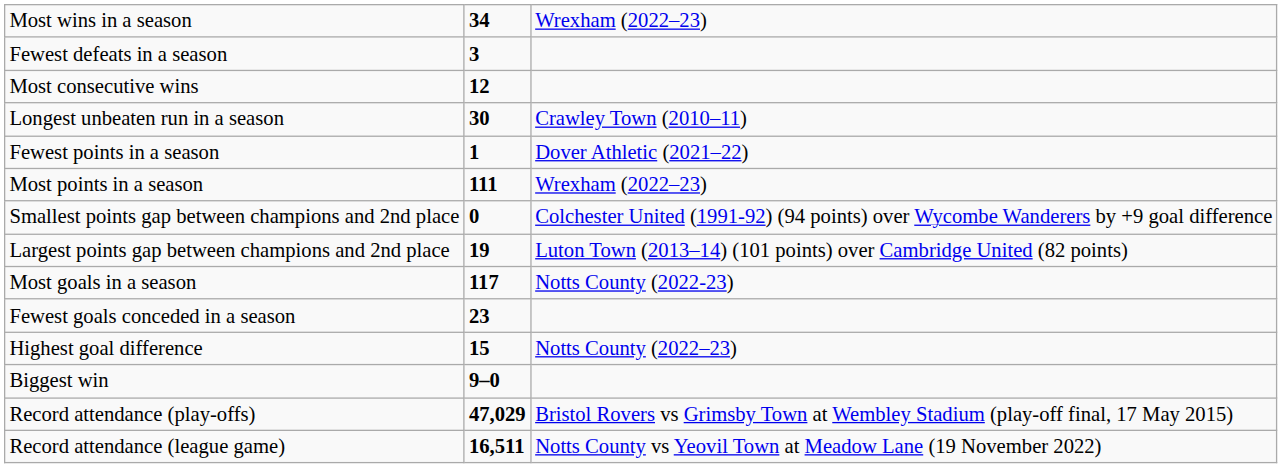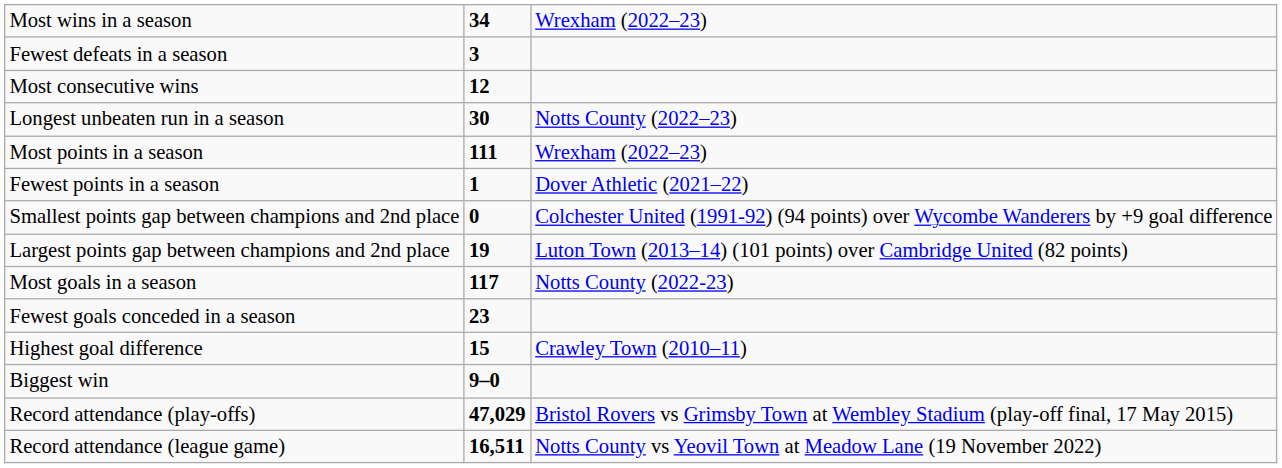(641, 119) Crawley Town (2010–11) -> (636, 119) Notts County (2022–23)
rows swapped: (106, 184) <-> (114, 151)
(636, 348) Notts County (2022–23) -> (641, 348) Crawley Town (2010–11)
